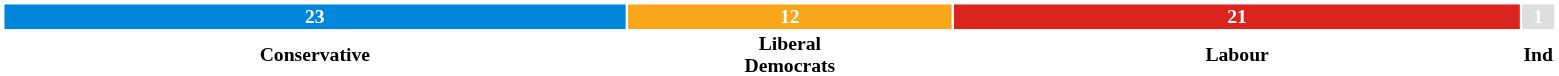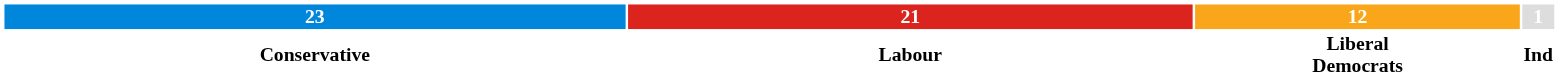columns swapped: (1237, 16) <-> (790, 16)
